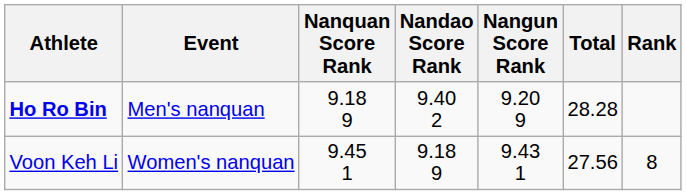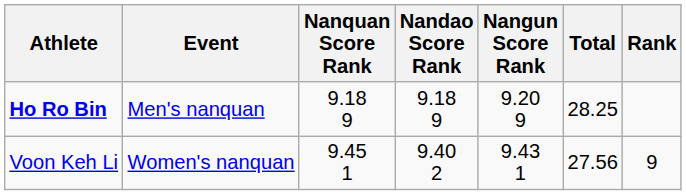(437, 109) 9.40 2 -> (437, 109) 9.18 9
(593, 109) 28.28 -> (593, 109) 28.25
(437, 163) 9.18 9 -> (437, 163) 9.40 2
(652, 163) 8 -> (652, 163) 9
